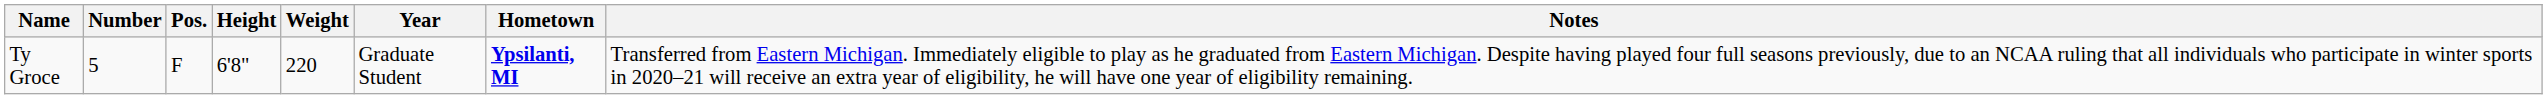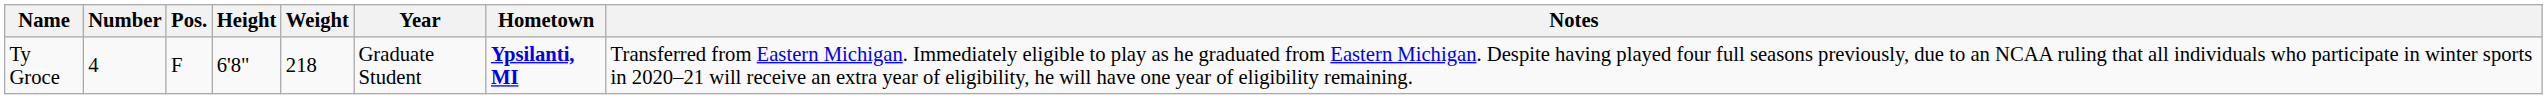(93, 65) 5 -> (93, 65) 4
(301, 65) 220 -> (301, 65) 218
